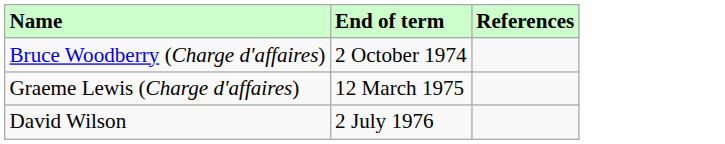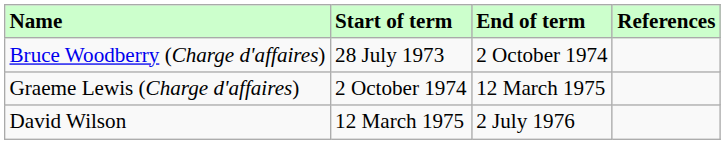+ column: (394, 21)
